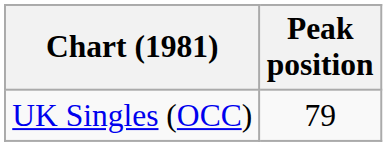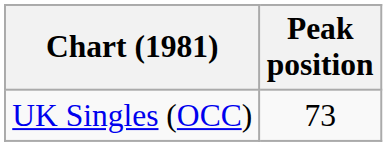(320, 114) 79 -> (320, 114) 73
